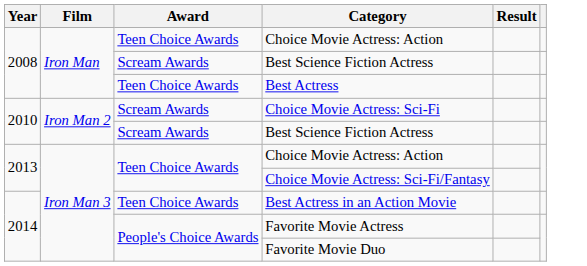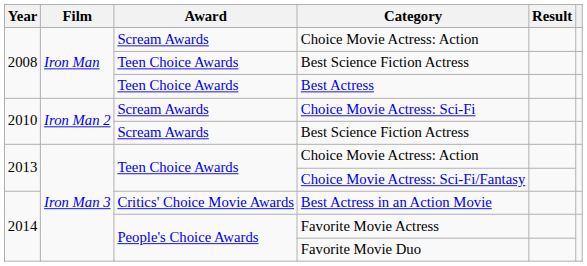(178, 39) Teen Choice Awards -> (163, 39) Scream Awards
(163, 62) Scream Awards -> (178, 62) Teen Choice Awards
(178, 202) Teen Choice Awards -> (206, 202) Critics' Choice Movie Awards
